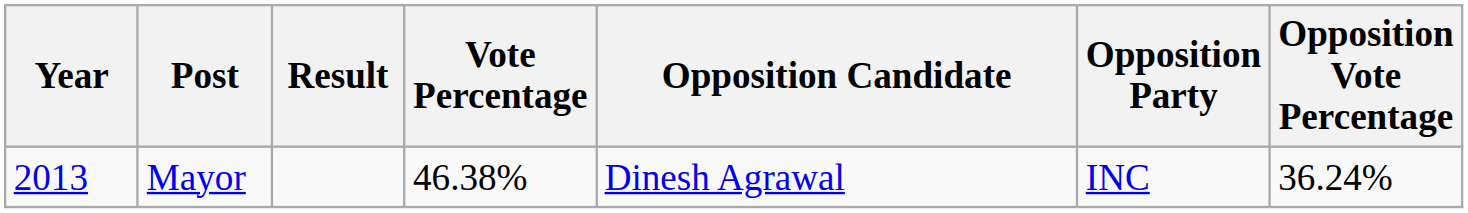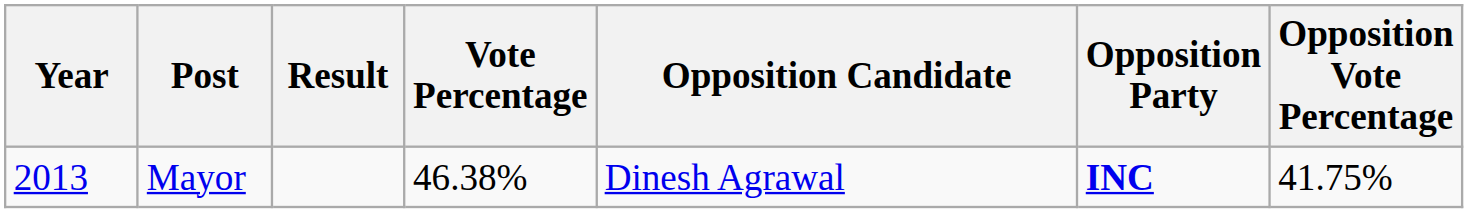(1118, 176) normal -> (1120, 176) bold
(1335, 176) 36.24% -> (1335, 176) 41.75%
